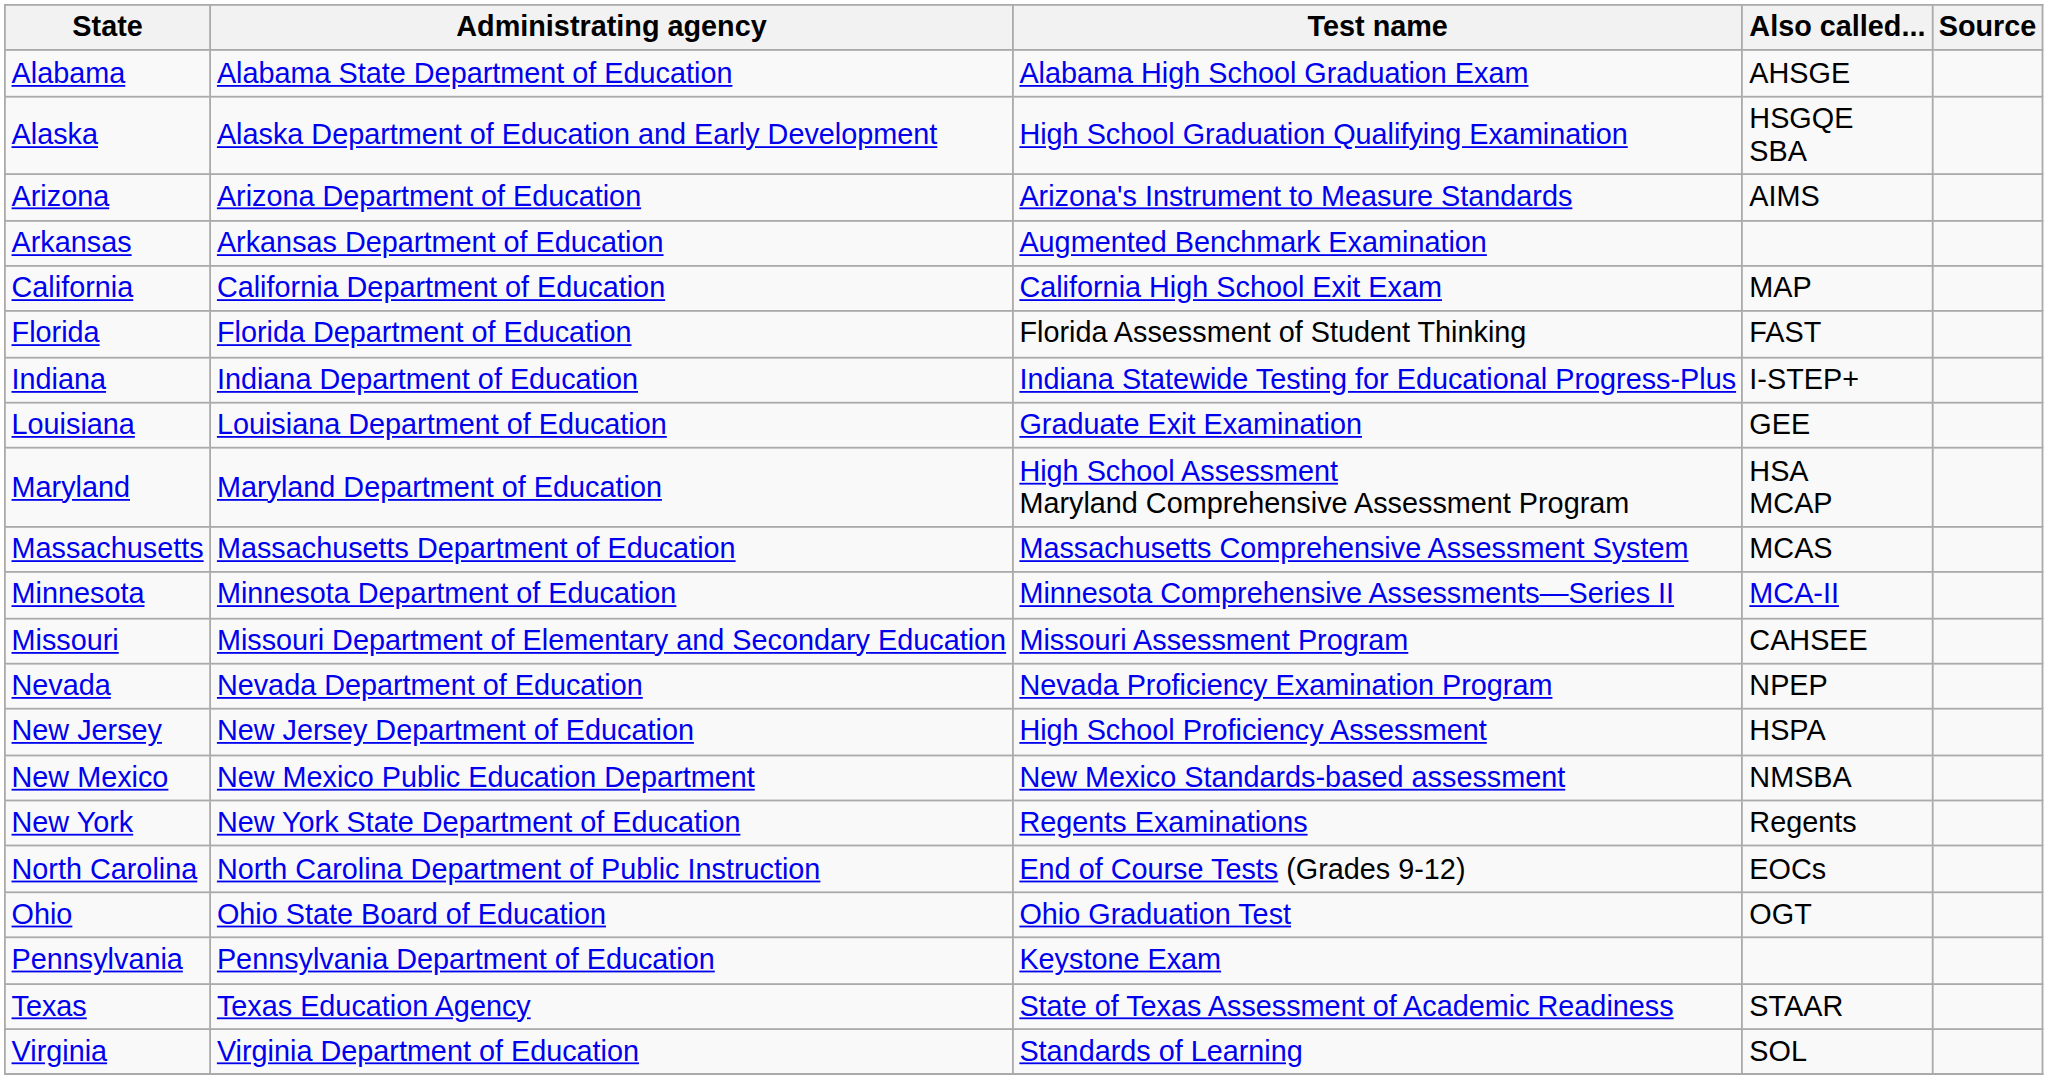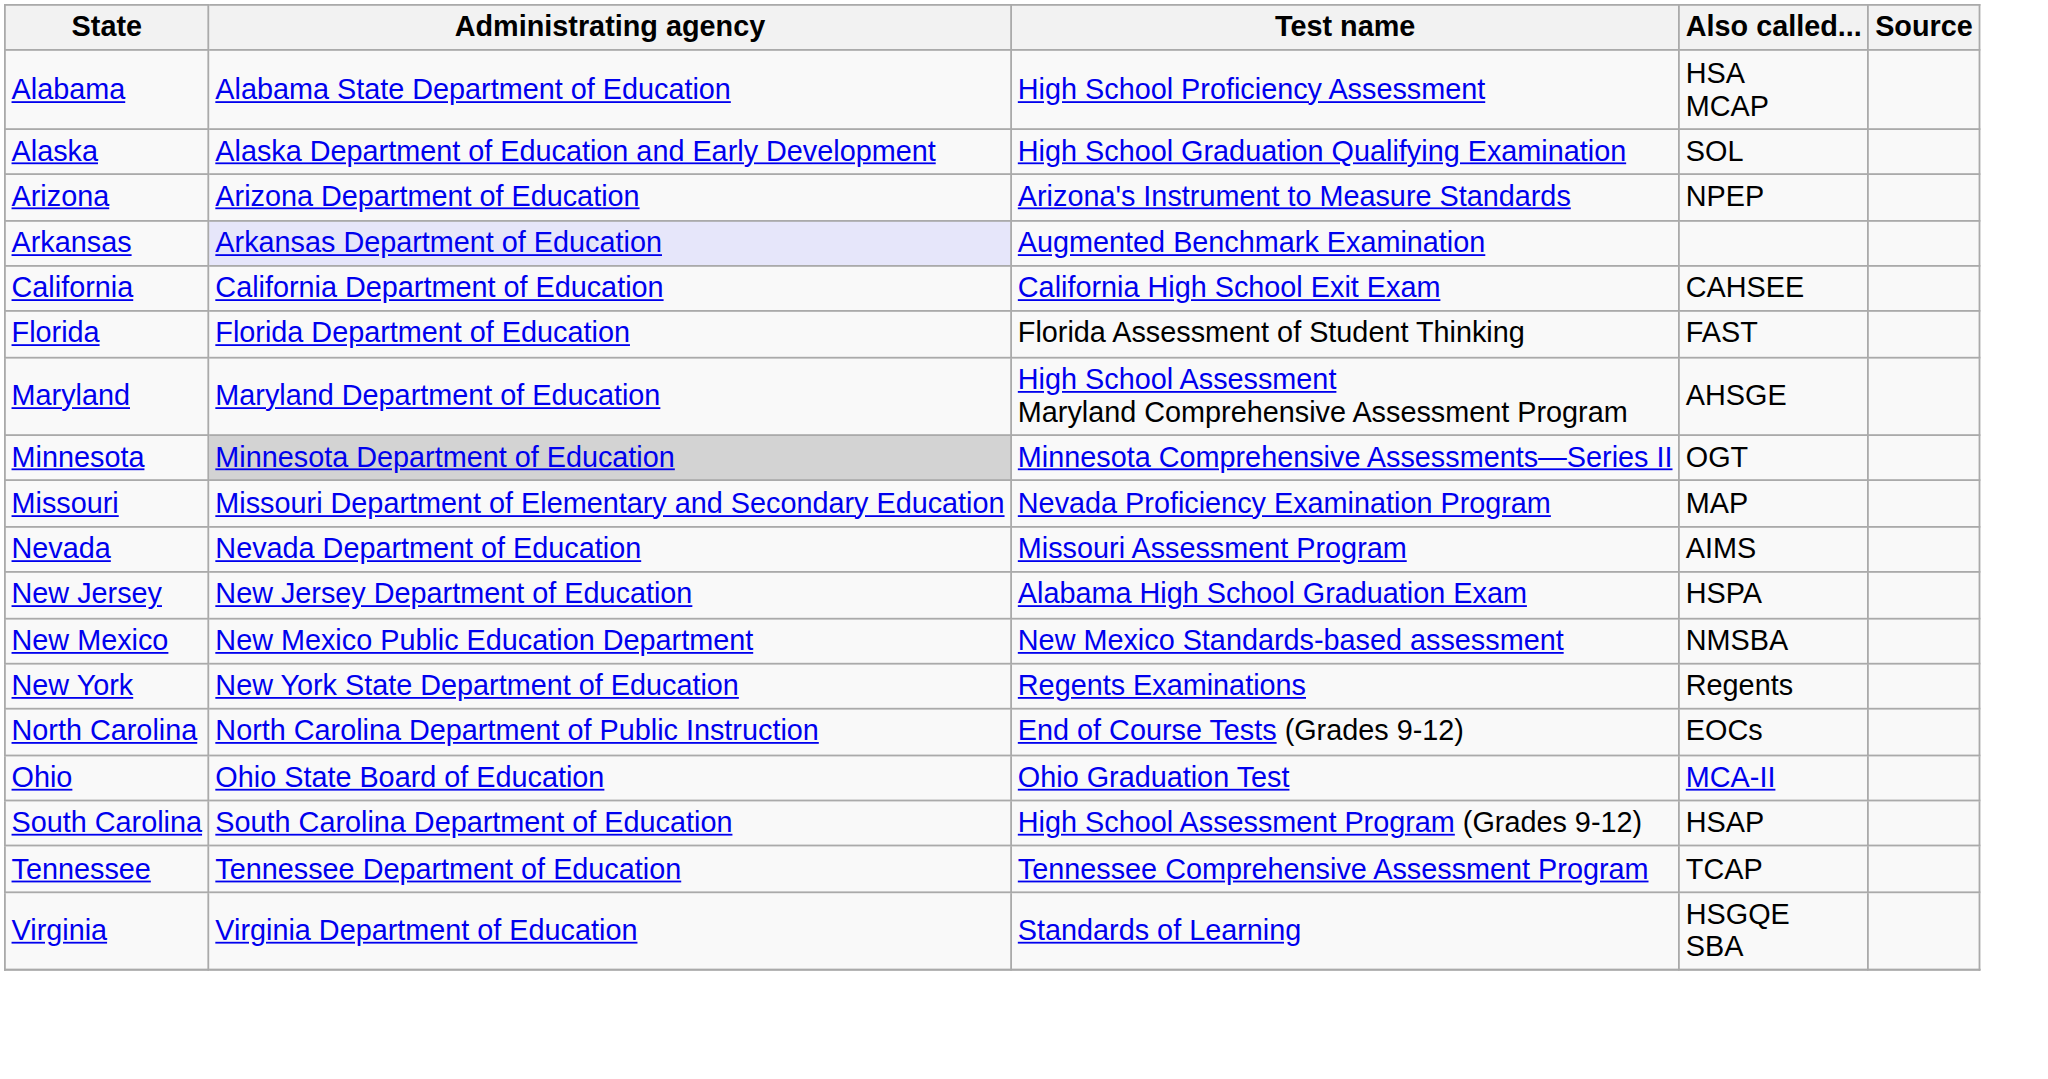(1274, 73) Alabama High School Graduation Exam -> (1252, 89) High School Proficiency Assessment
(1800, 73) AHSGE -> (1727, 89) HSA MCAP
(1801, 134) HSGQE SBA -> (1715, 151) SOL
(1785, 196) AIMS -> (1725, 196) NPEP
(440, 242) no background -> (439, 242) lavender background
(1781, 288) MAP -> (1745, 288) CAHSEE
- row: (59, 379)
- row: (73, 425)
(1791, 487) HSA MCAP -> (1736, 395) AHSGE
- row: (108, 548)
(447, 594) no background -> (445, 457) lightgrey background
(1794, 594) MCA-II -> (1717, 457) OGT
(1214, 640) Missouri Assessment Program -> (1284, 503) Nevada Proficiency Examination Program
(1809, 640) CAHSEE -> (1717, 503) MAP
(1286, 685) Nevada Proficiency Examination Program -> (1212, 548) Missouri Assessment Program
(1789, 685) NPEP -> (1721, 548) AIMS
(1253, 731) High School Proficiency Assessment -> (1272, 594) Alabama High School Graduation Exam
(1781, 914) OGT -> (1731, 777) MCA-II
- row: (97, 959)
+ row: (107, 822)
+ row: (81, 868)
- row: (49, 1005)
(1778, 1051) SOL -> (1738, 930) HSGQE SBA
